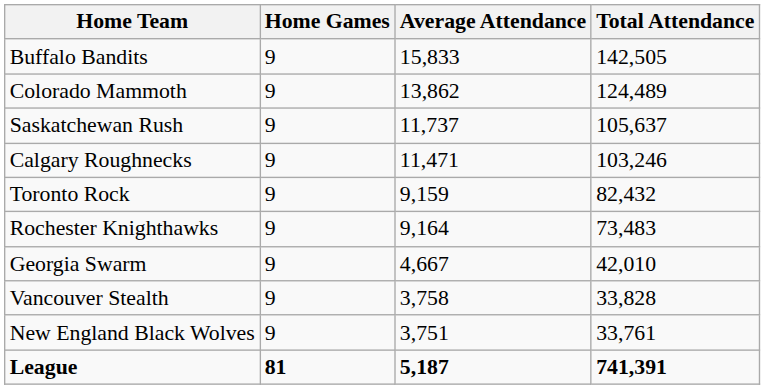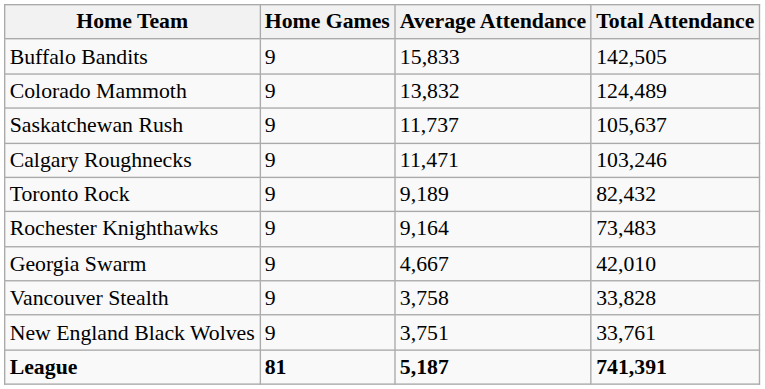(430, 90) 13,862 -> (430, 90) 13,832
(424, 194) 9,159 -> (424, 194) 9,189
